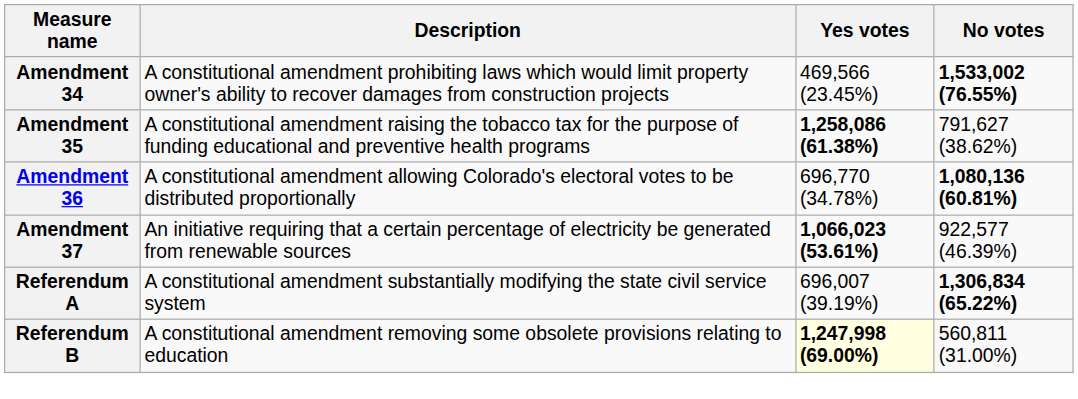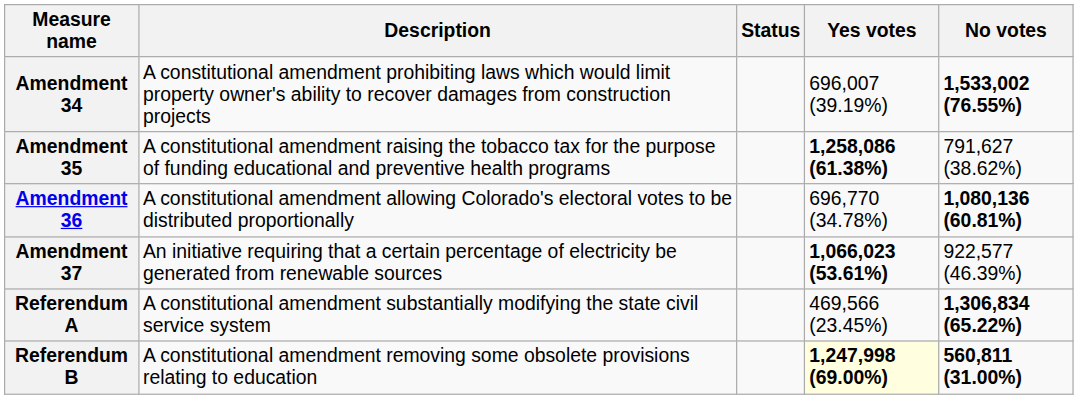+ column: (771, 30)
(839, 83) 469,566 (23.45%) -> (849, 94) 696,007 (39.19%)
(839, 293) 696,007 (39.19%) -> (849, 314) 469,566 (23.45%)
(978, 345) normal -> (983, 367) bold
